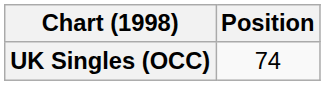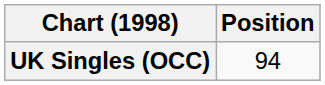(268, 60) 74 -> (268, 60) 94
